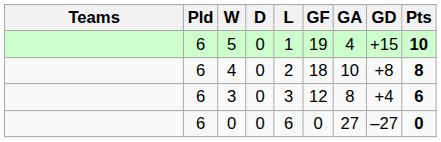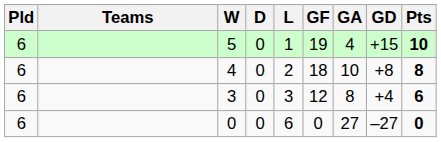columns swapped: (94, 17) <-> (201, 17)
